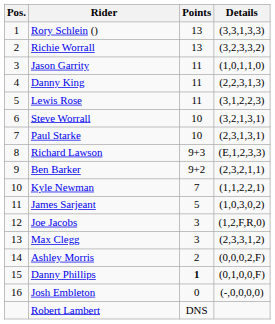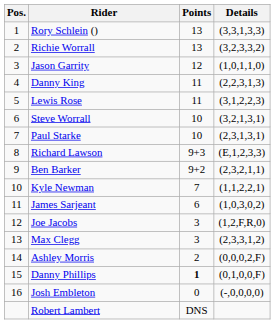(197, 65) 11 -> (197, 65) 12
(197, 205) 5 -> (197, 205) 6
